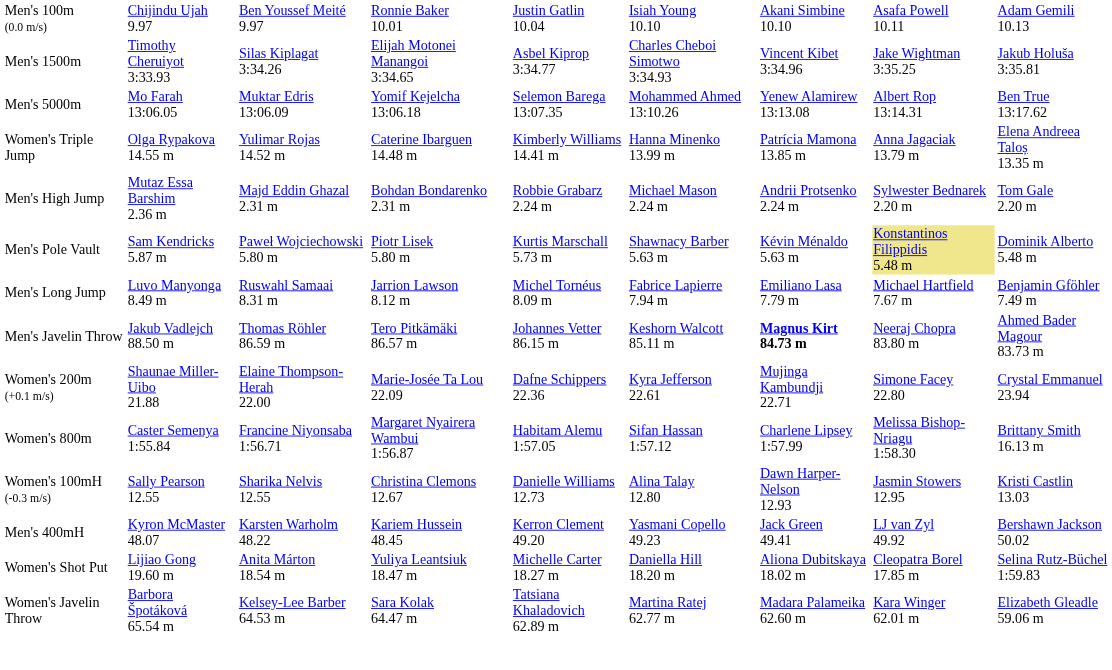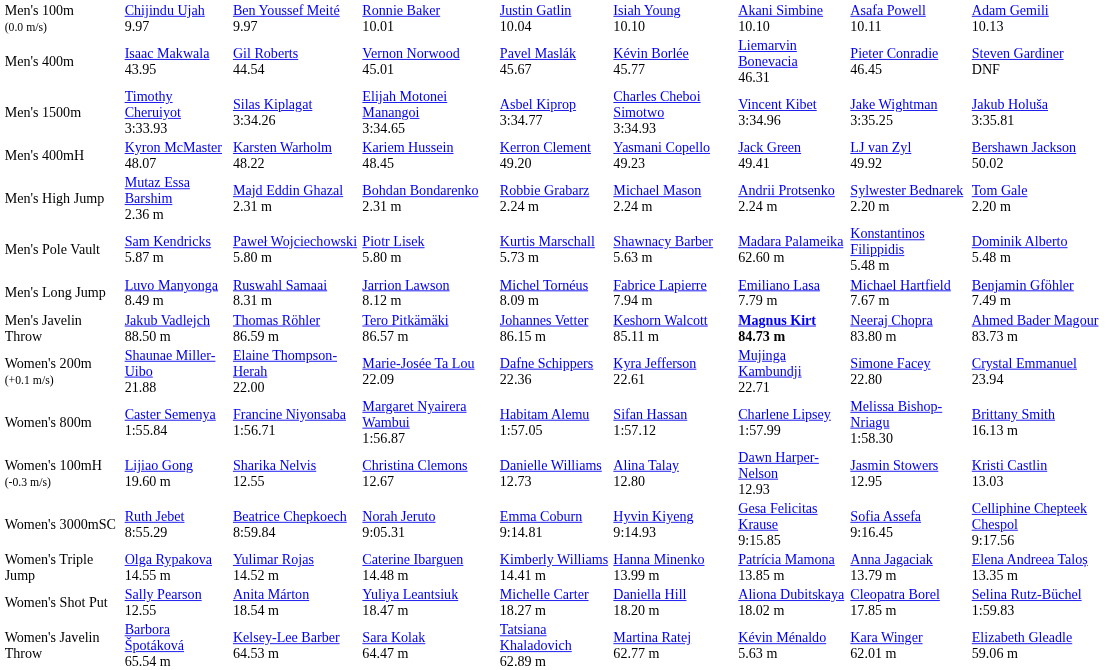+ row: (39, 61)
- row: (43, 104)
rows swapped: (44, 532) <-> (49, 147)
(804, 249) Kévin Ménaldo 5.63 m -> (791, 249) Madara Palameika 62.60 m
(910, 249) khaki background -> (887, 249) no background
(166, 489) Sally Pearson 12.55 -> (159, 473) Lijiao Gong 19.60 m
+ row: (60, 524)
(162, 567) Lijiao Gong 19.60 m -> (163, 602) Sally Pearson 12.55
(812, 610) Madara Palameika 62.60 m -> (782, 645) Kévin Ménaldo 5.63 m
